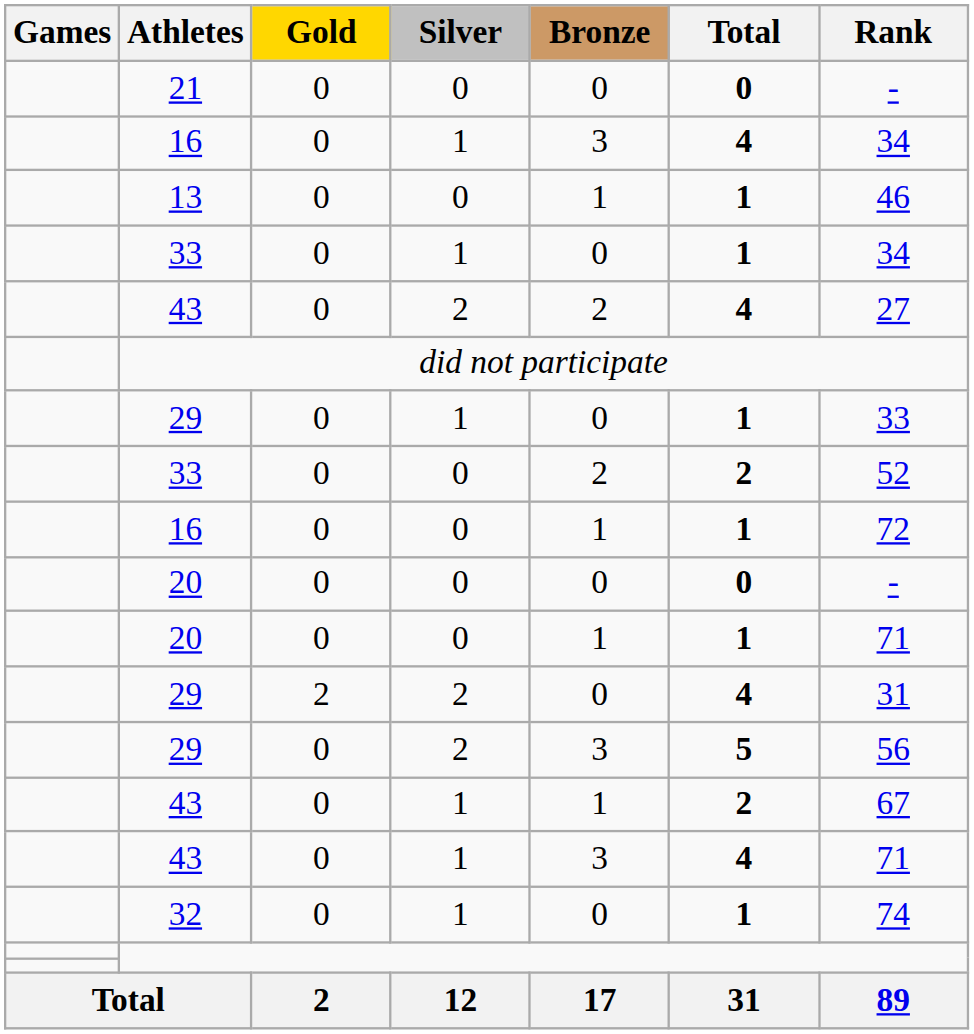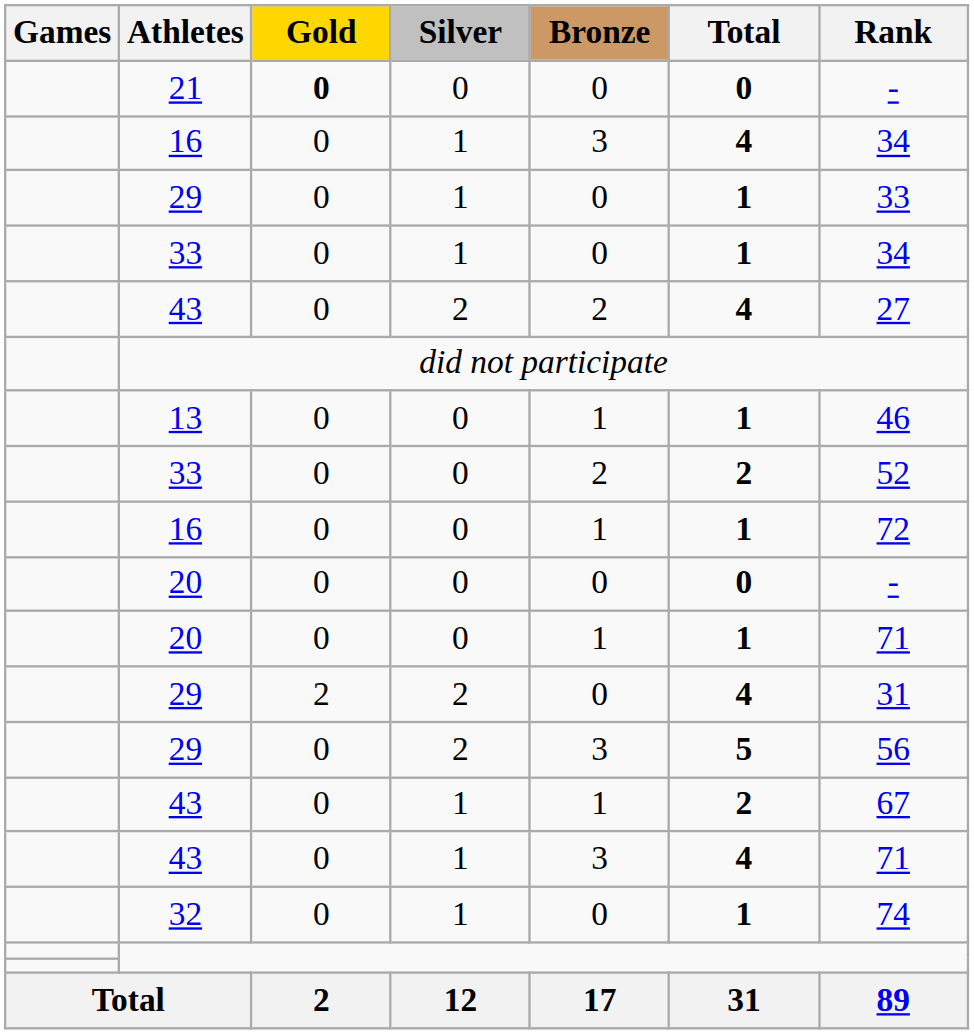(321, 87) normal -> (321, 87) bold
rows swapped: (185, 418) <-> (185, 197)
